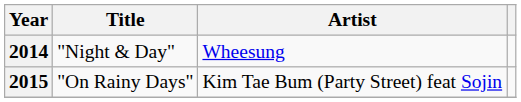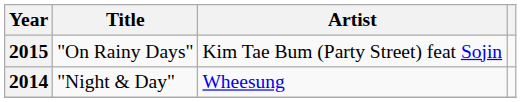rows swapped: (29, 50) <-> (29, 81)
